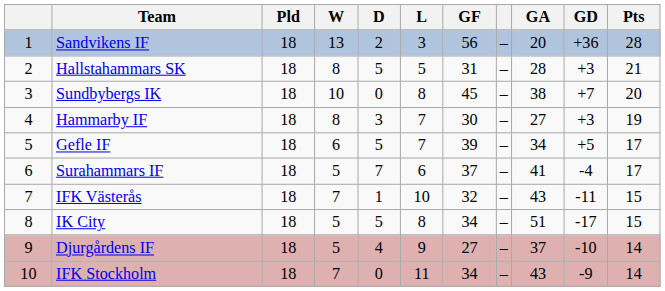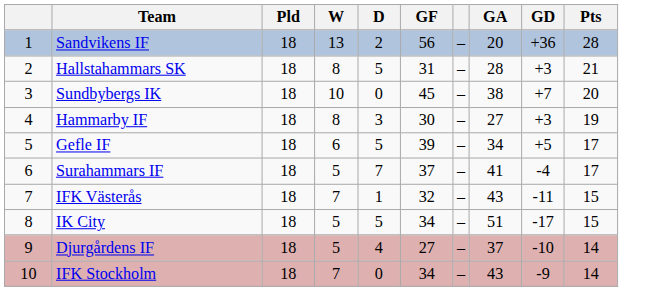- column: (422, 17)
